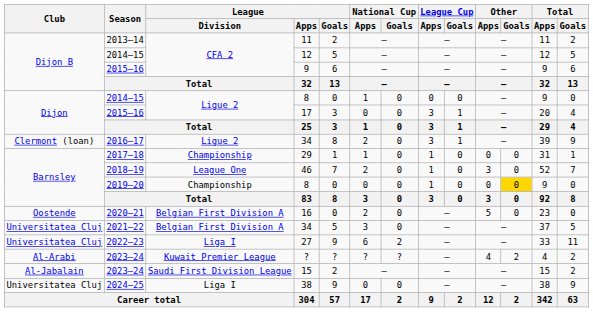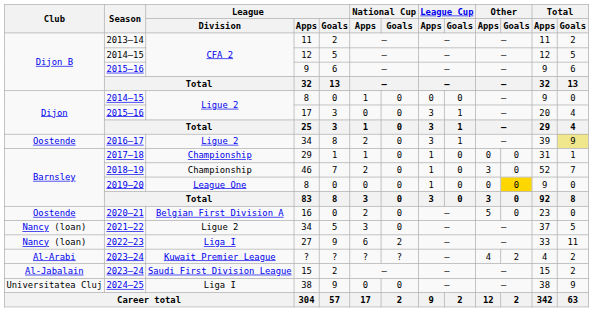(54, 141) Clermont (loan) -> (54, 141) Oostende
(573, 141) no background -> (573, 141) khaki background
(220, 170) League One -> (220, 170) Championship
(220, 184) Championship -> (220, 184) League One
(54, 228) Universitatea Cluj -> (54, 228) Nancy (loan)
(220, 228) Belgian First Division A -> (220, 228) Ligue 2
(54, 242) Universitatea Cluj -> (54, 242) Nancy (loan)
